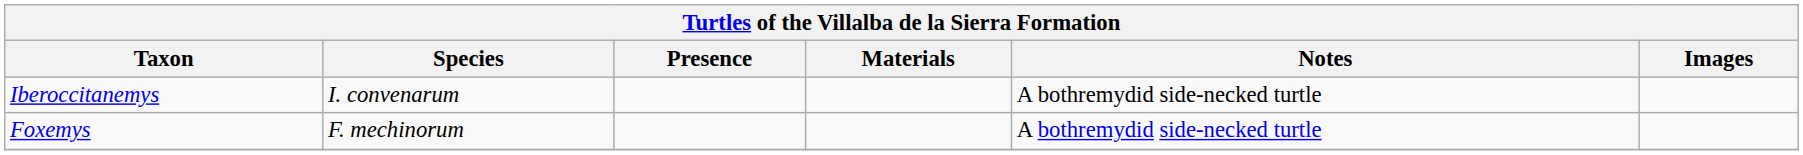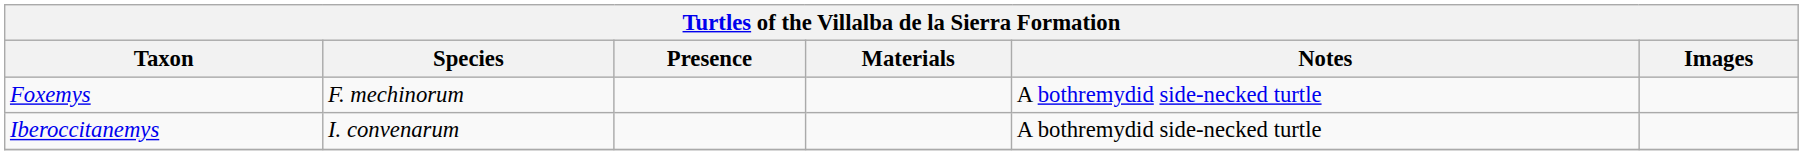rows swapped: (50, 130) <-> (85, 94)
